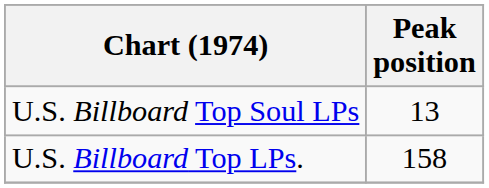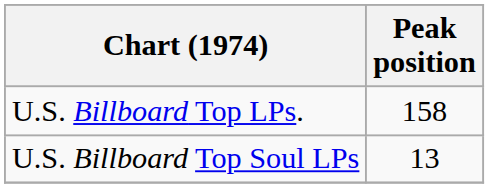rows swapped: (158, 158) <-> (186, 110)
